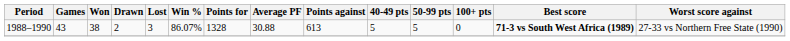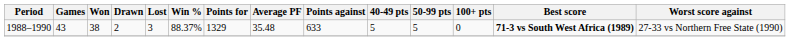(186, 28) 86.07% -> (186, 28) 88.37%
(216, 28) 1328 -> (216, 28) 1329
(264, 28) 30.88 -> (264, 28) 35.48
(314, 28) 613 -> (314, 28) 633
